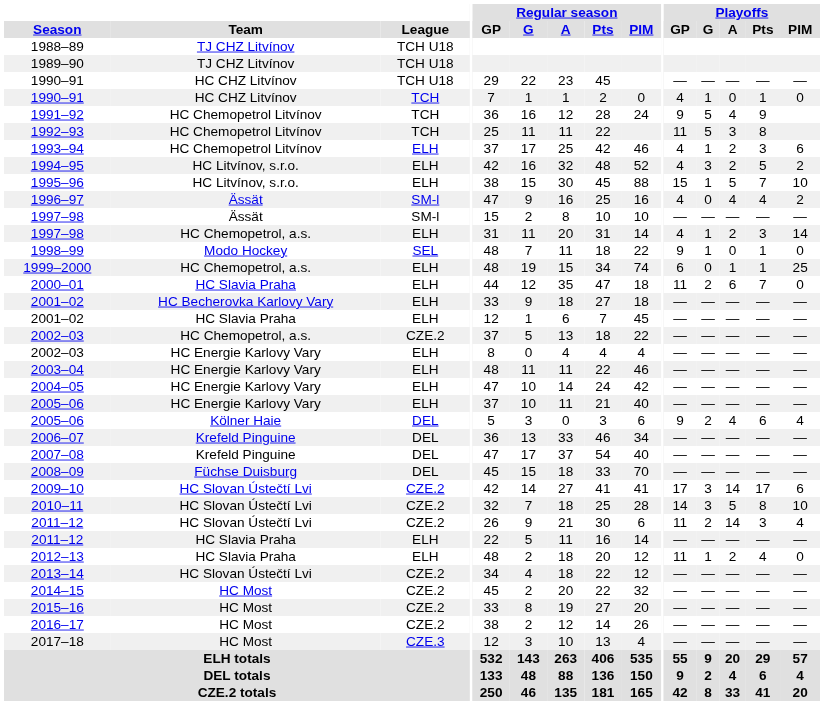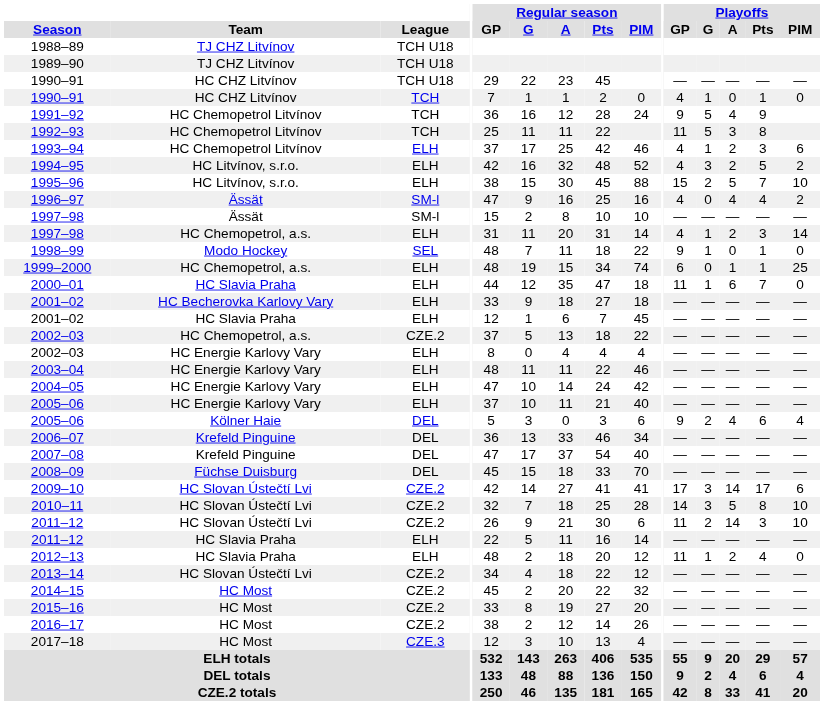(708, 182) 1 -> (708, 182) 2
(708, 284) 2 -> (708, 284) 1
(800, 522) 4 -> (800, 522) 10
